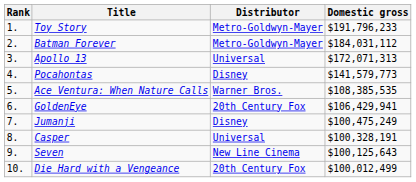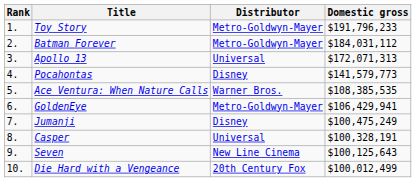(259, 106) 20th Century Fox -> (268, 106) Metro-Goldwyn-Mayer
